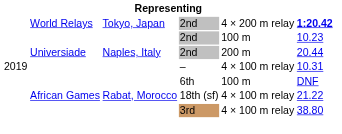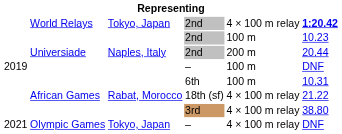(258, 23) 4 × 200 m relay -> (263, 23) 4 × 100 m relay
(258, 67) 4 × 100 m relay -> (241, 67) 100 m
(310, 67) 10.31 -> (313, 67) DNF
(308, 81) DNF -> (315, 81) 10.31
+ row: (68, 125)
